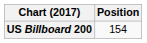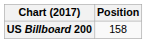(118, 30) 154 -> (118, 30) 158
